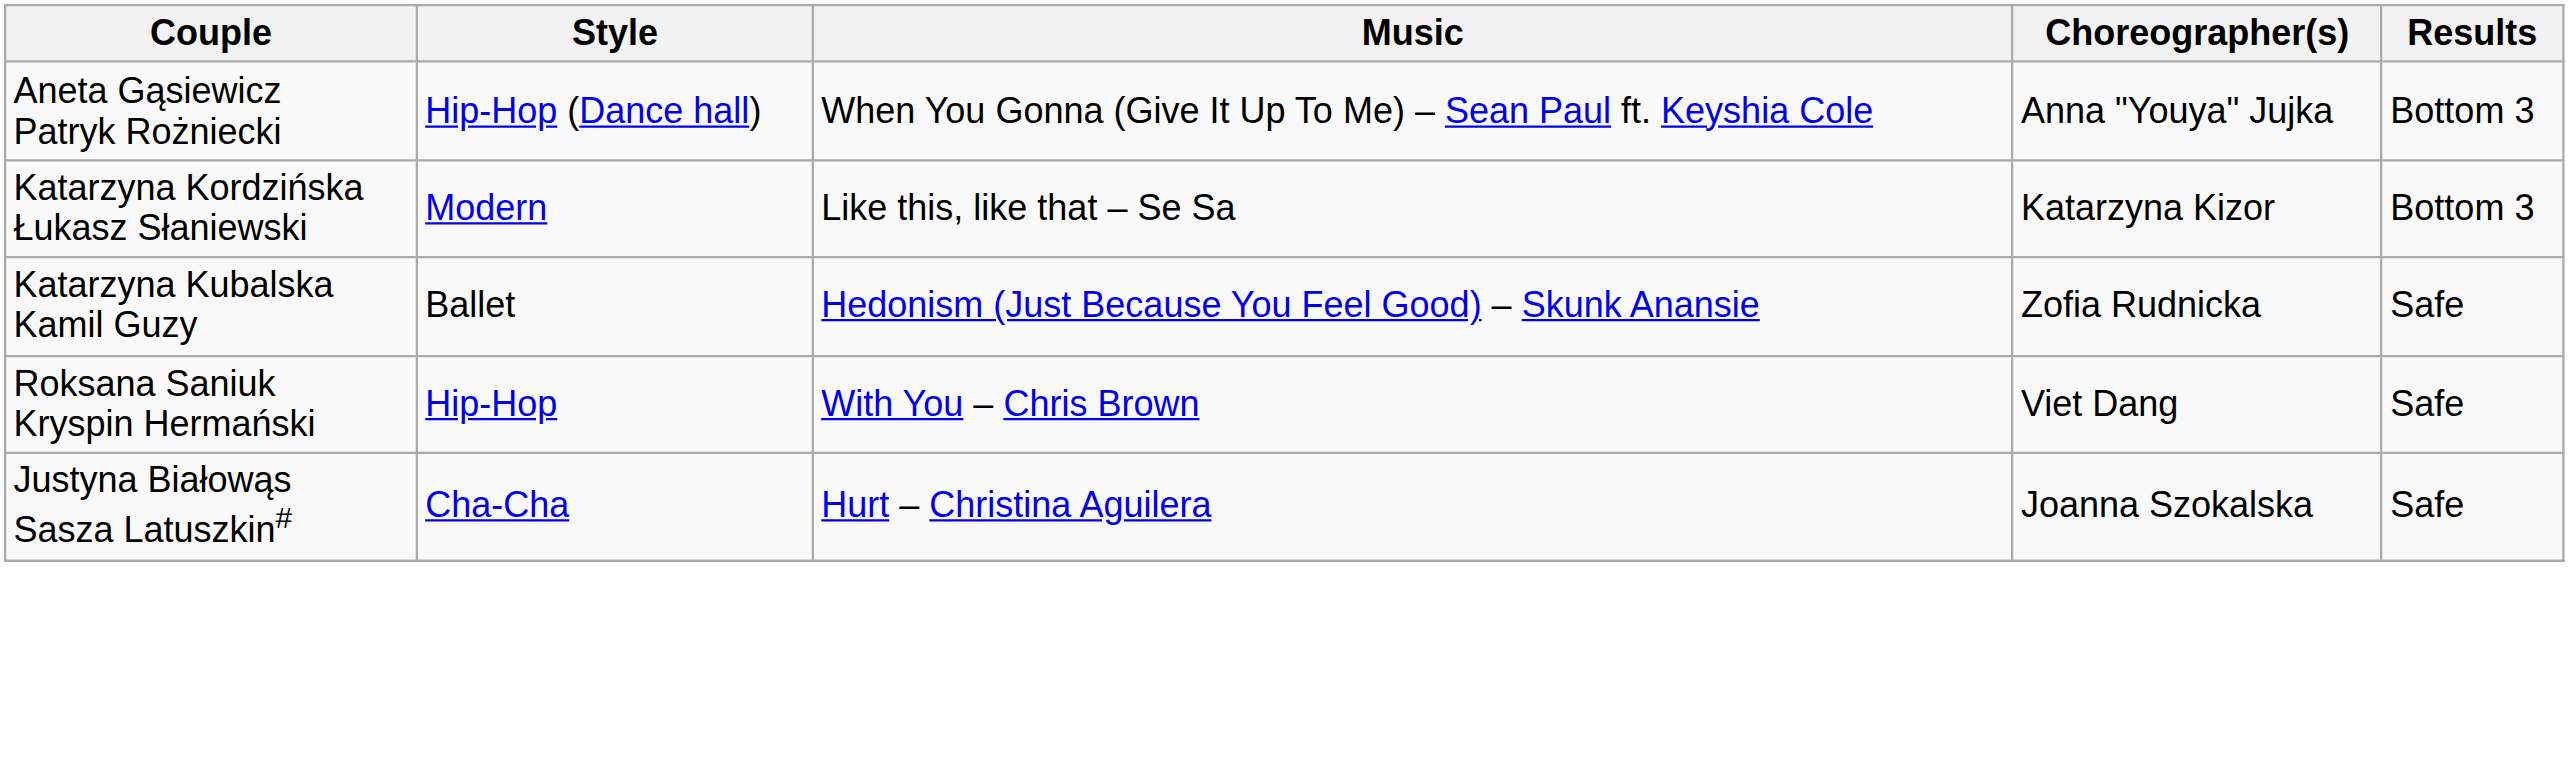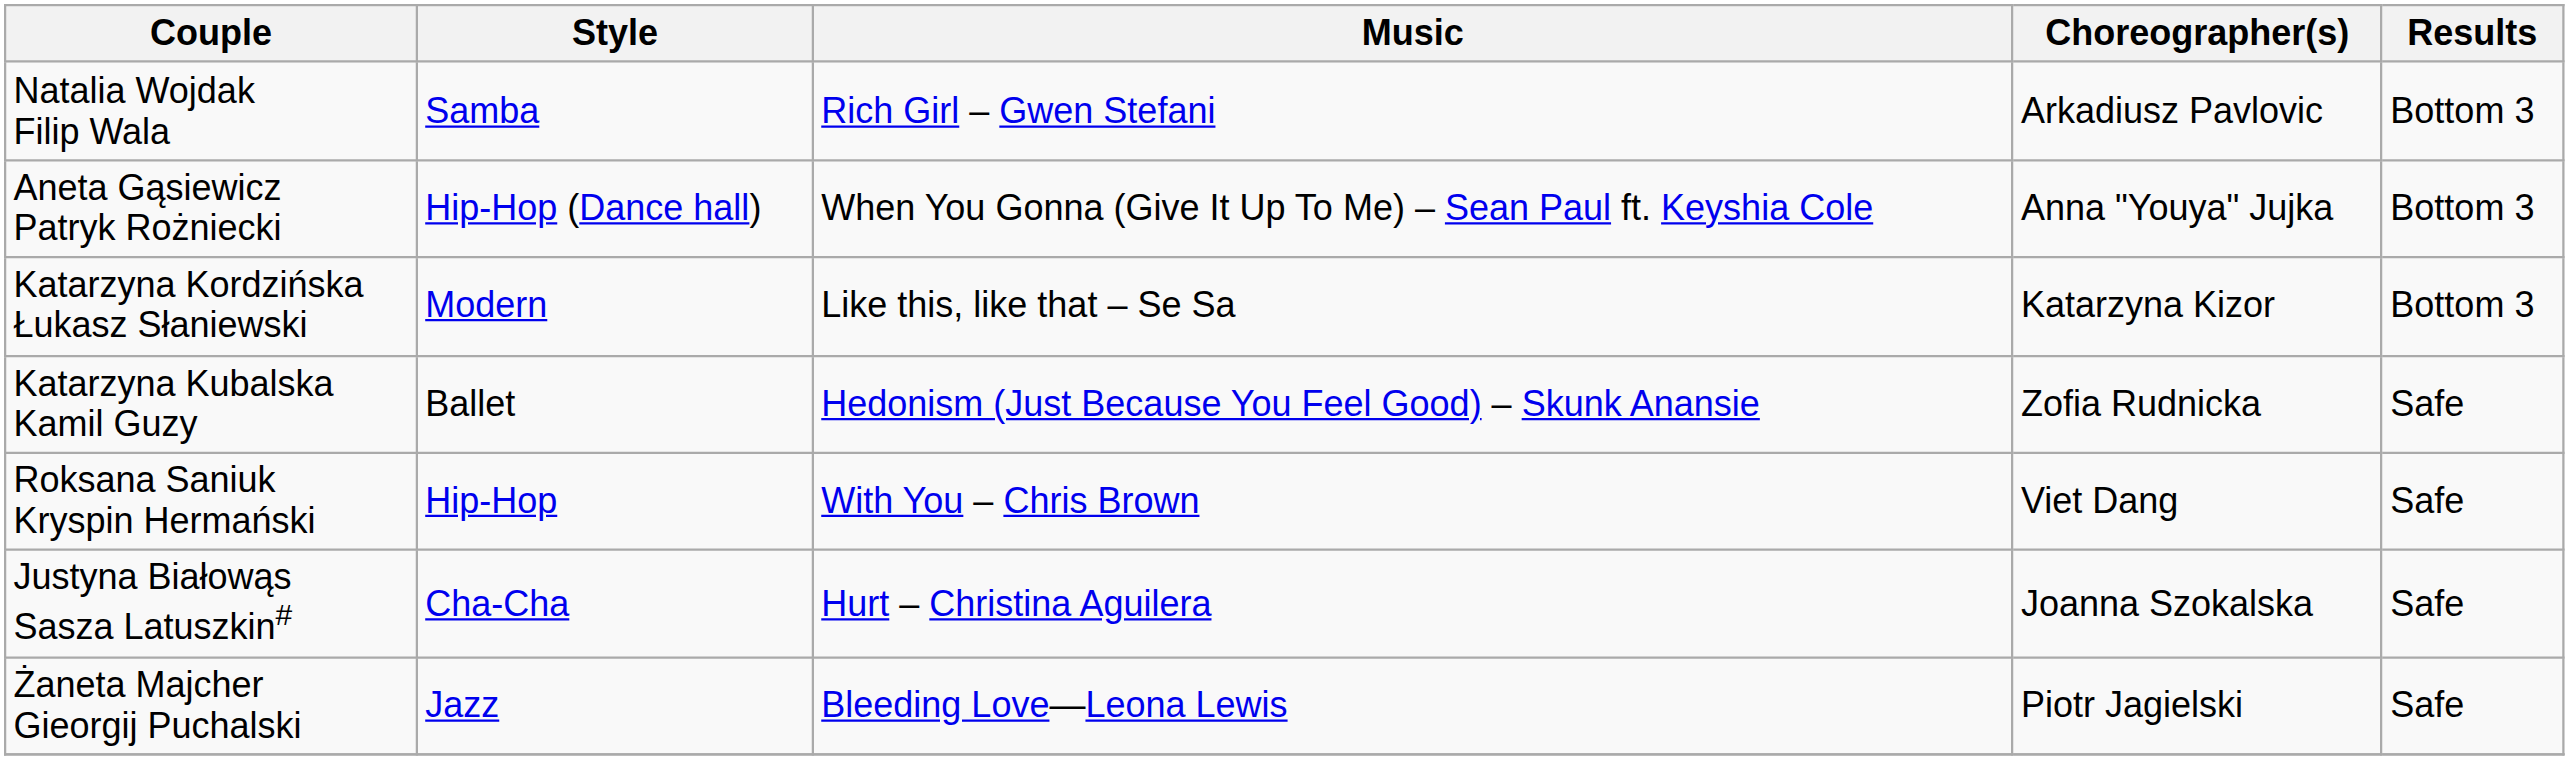+ row: (134, 110)
+ row: (157, 705)
